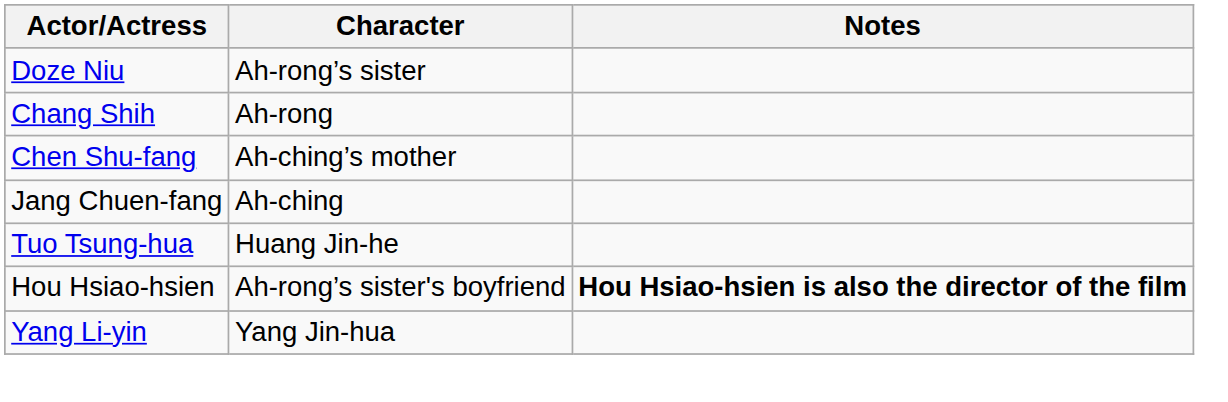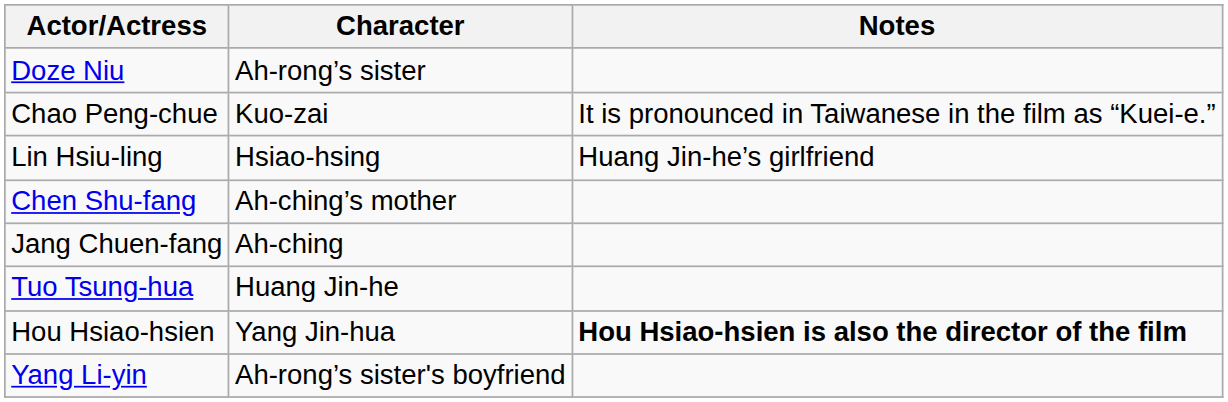- row: (83, 113)
+ row: (114, 113)
+ row: (87, 157)
(400, 288) Ah-rong’s sister's boyfriend -> (315, 331) Yang Jin-hua
(315, 331) Yang Jin-hua -> (400, 375) Ah-rong’s sister's boyfriend
